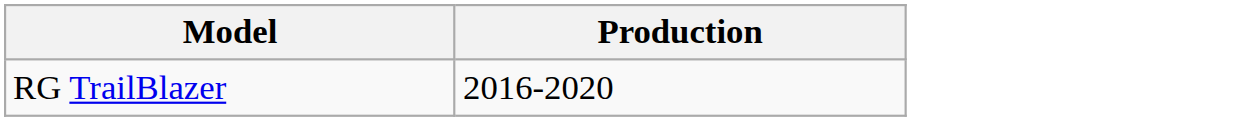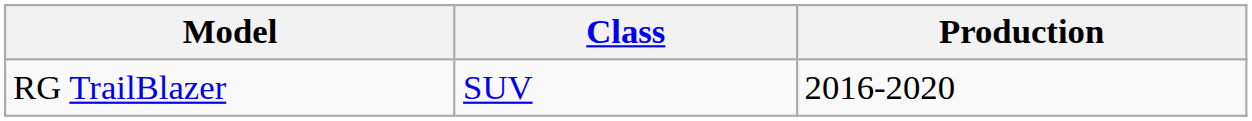+ column: (626, 32)
